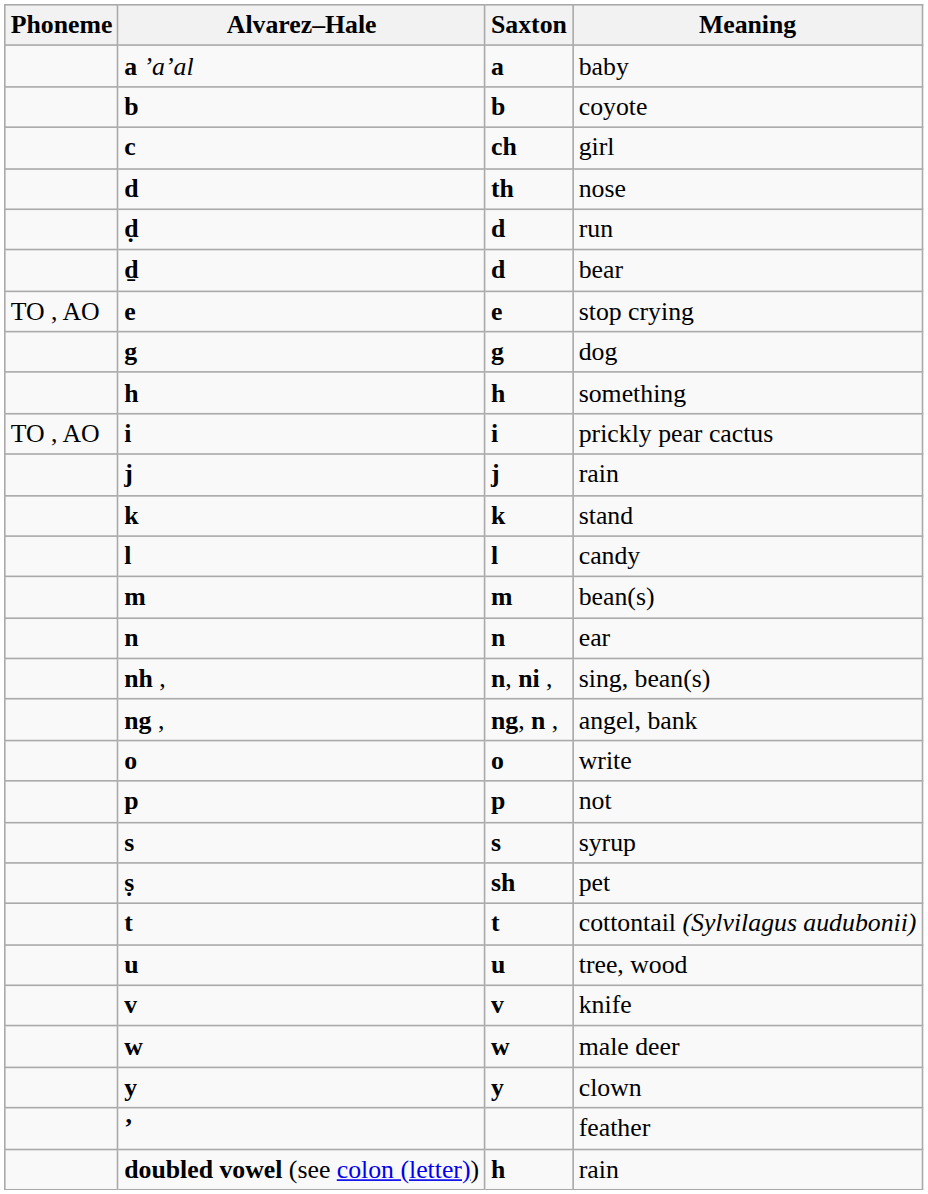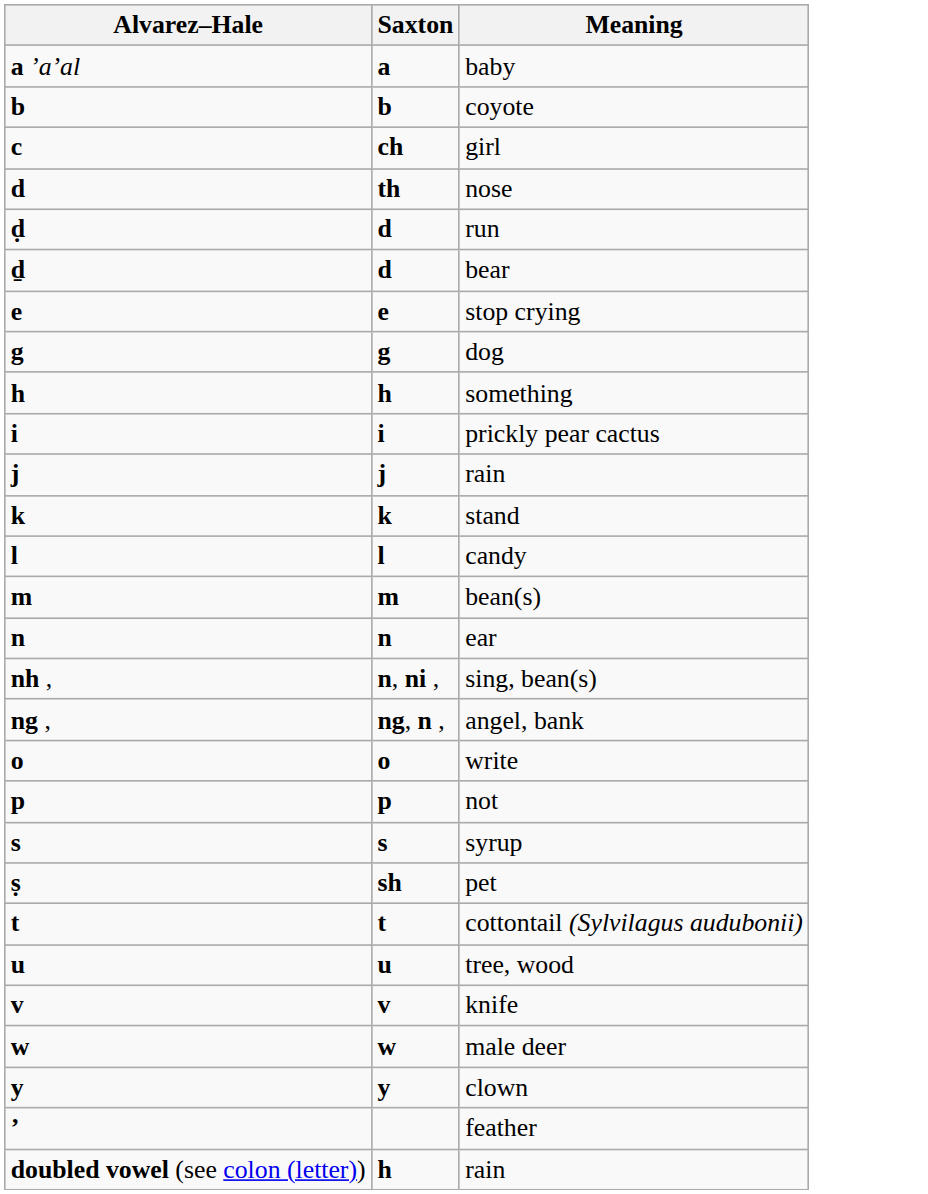- column: (62, 24)
